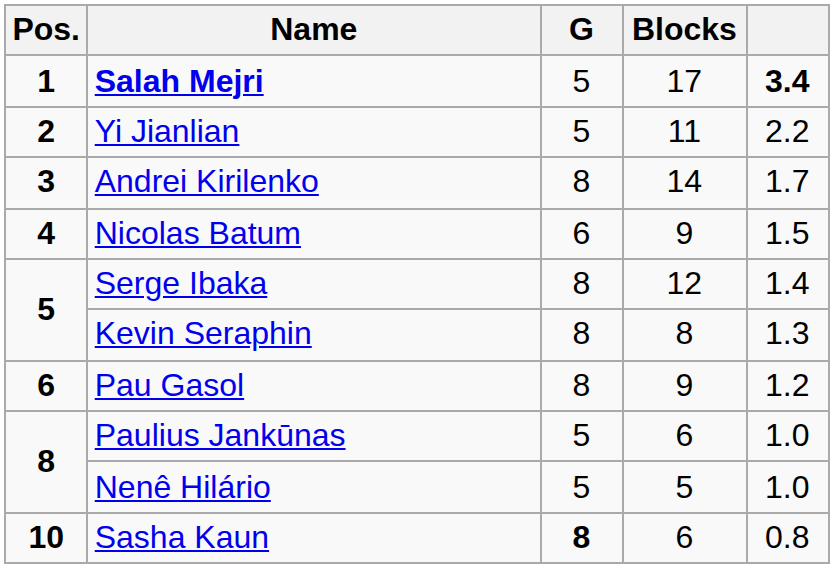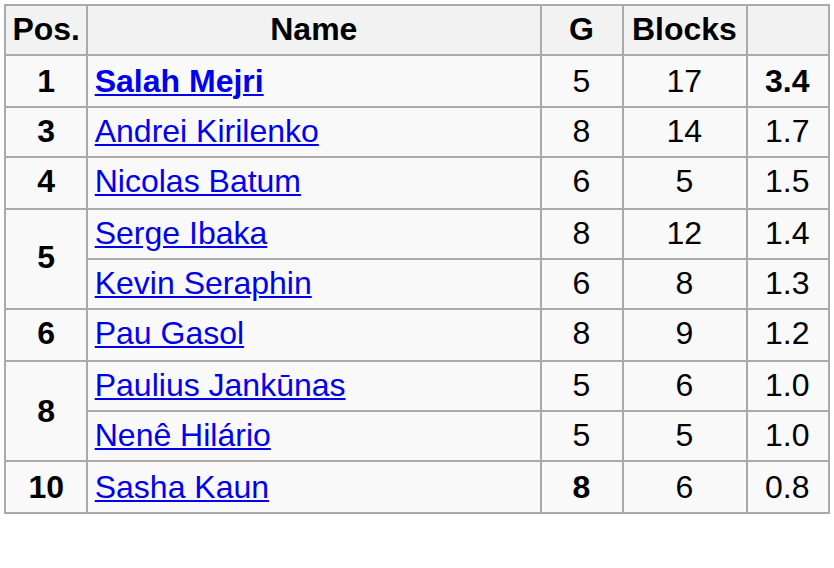- row: (167, 131)
(684, 232) 9 -> (684, 182) 5
(581, 334) 8 -> (581, 283) 6
